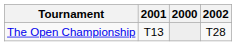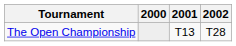columns swapped: (185, 14) <-> (154, 14)
